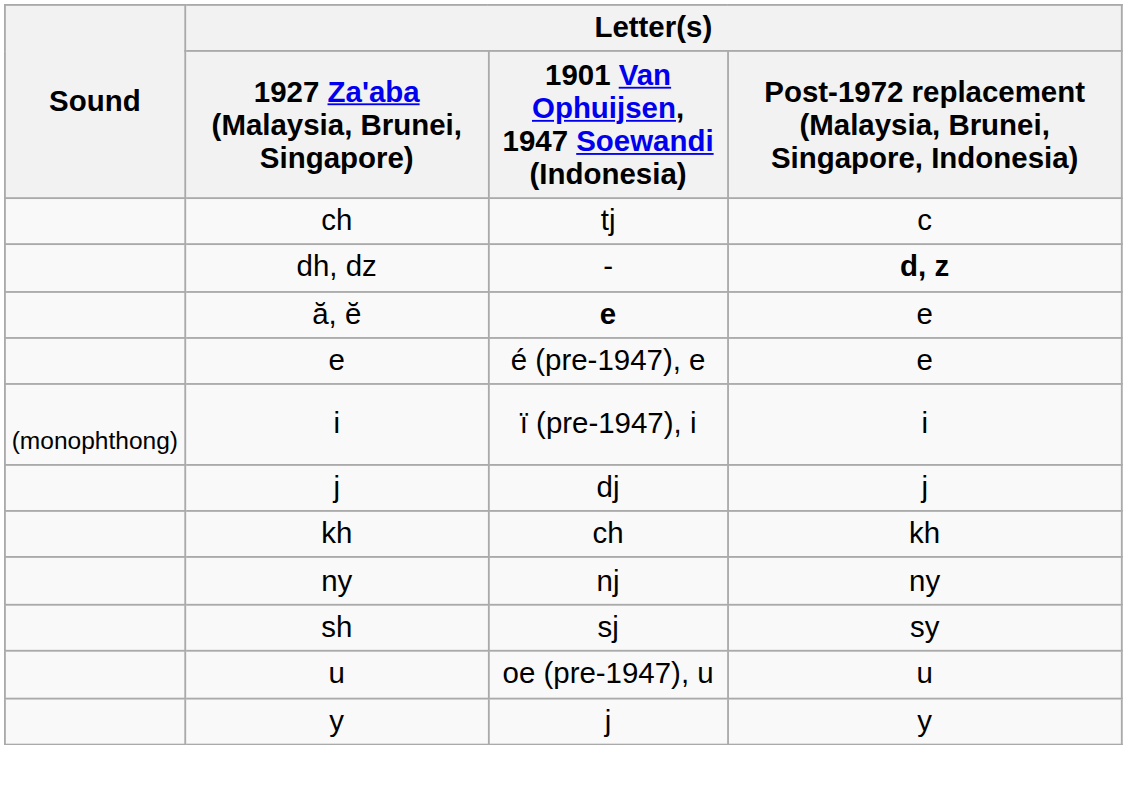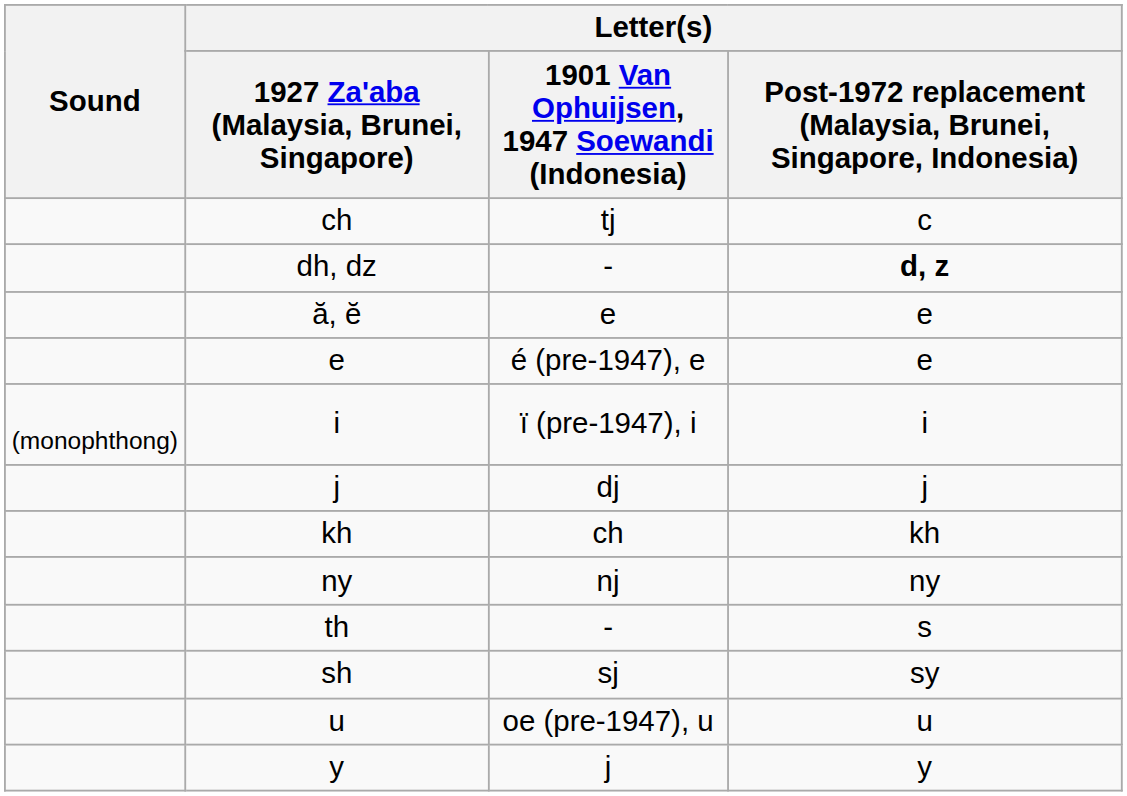(608, 313) bold -> (608, 313) normal
+ row: (337, 627)
